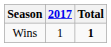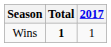columns swapped: (60, 14) <-> (91, 14)
